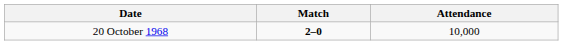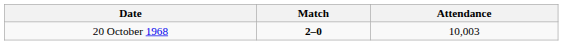(464, 31) 10,000 -> (464, 31) 10,003
